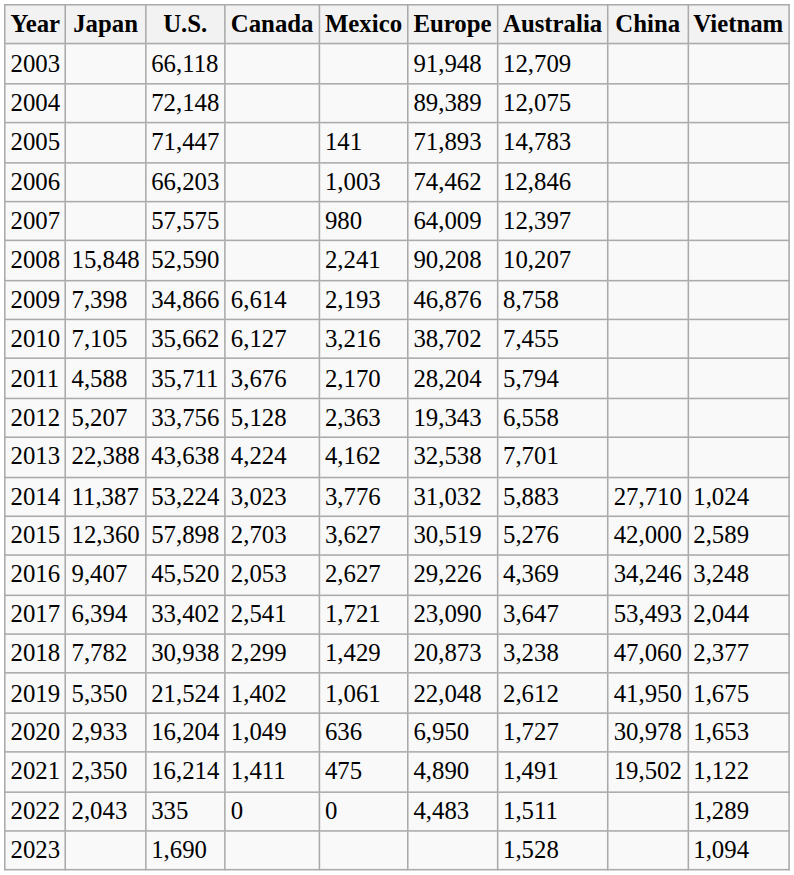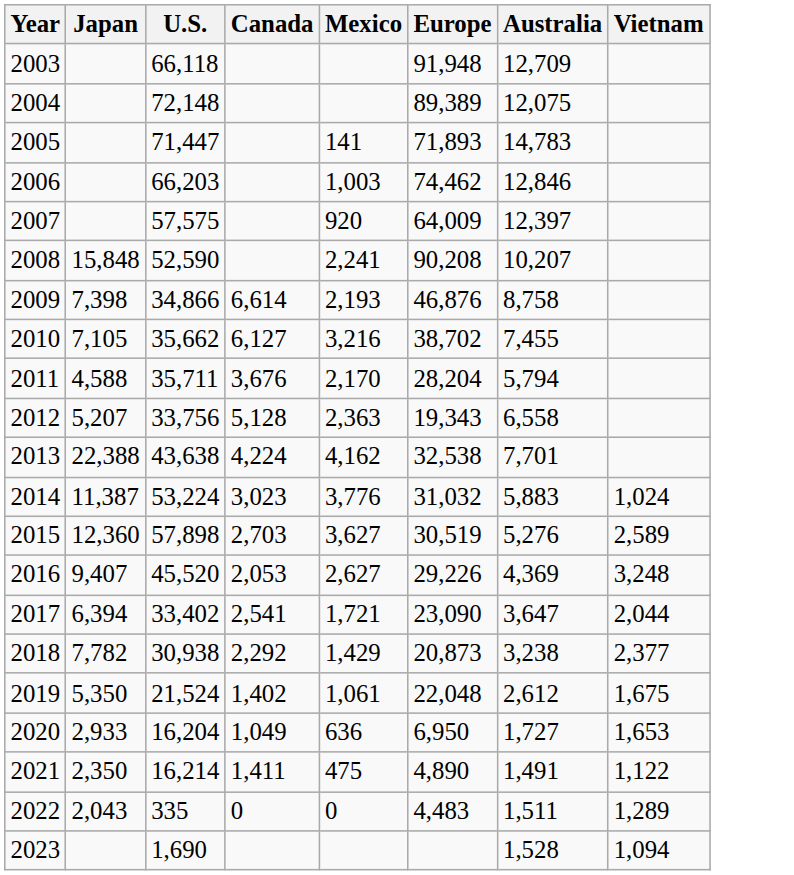- column: (648, 24)
(344, 220) 980 -> (344, 220) 920
(259, 653) 2,299 -> (259, 653) 2,292
